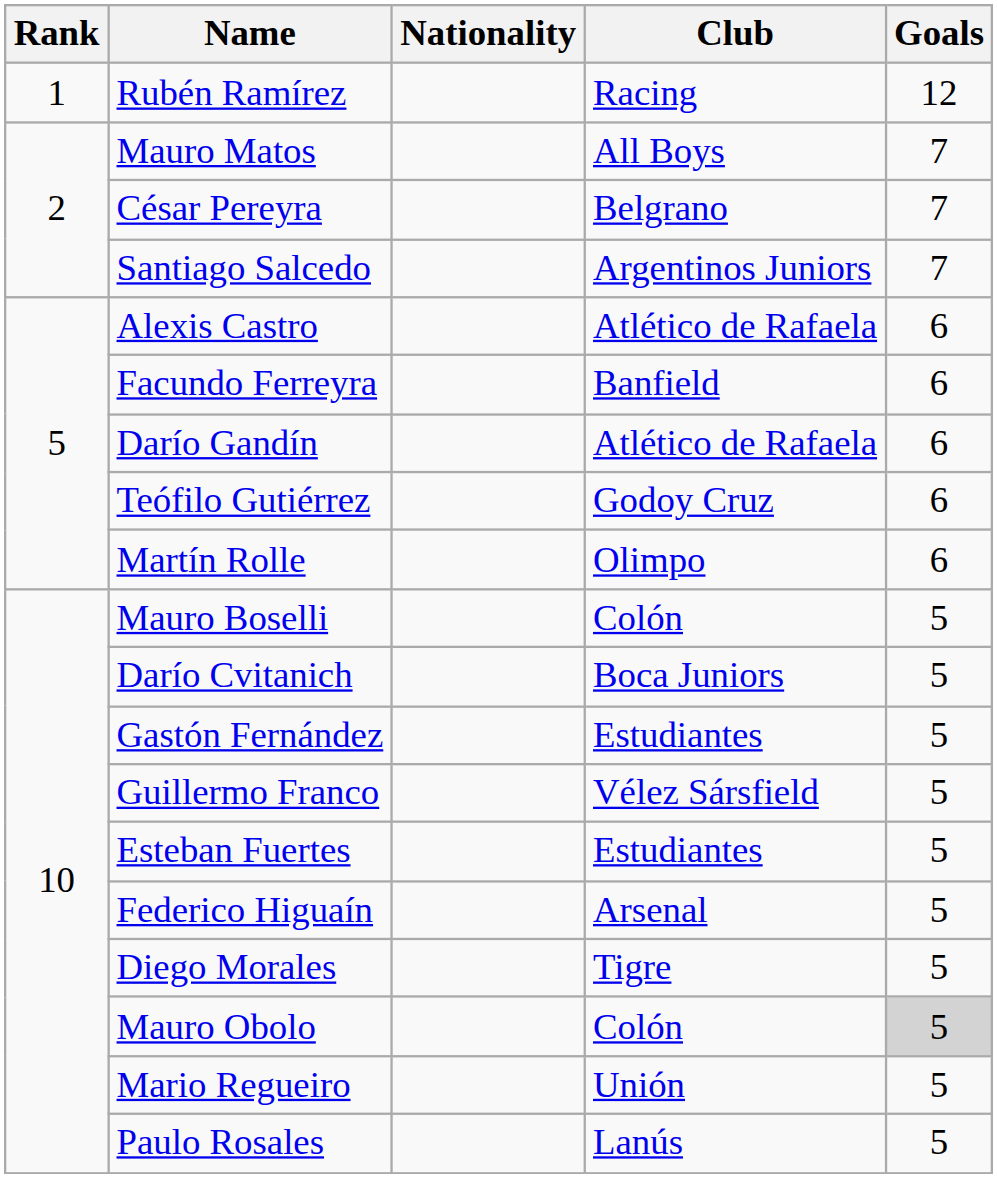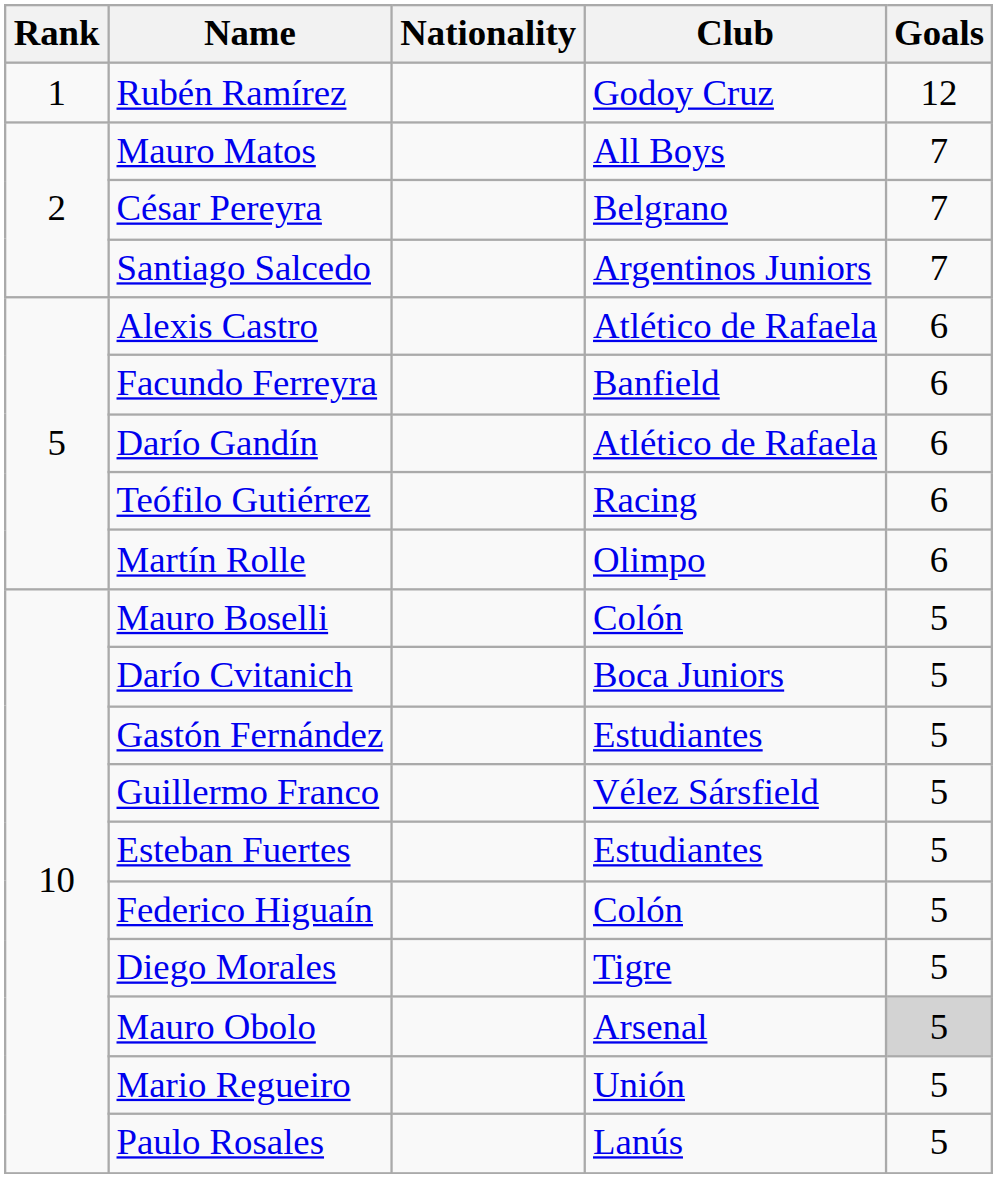(645, 92) Racing -> (683, 92) Godoy Cruz
(683, 500) Godoy Cruz -> (645, 500) Racing
(650, 909) Arsenal -> (638, 909) Colón
(638, 1025) Colón -> (650, 1025) Arsenal
